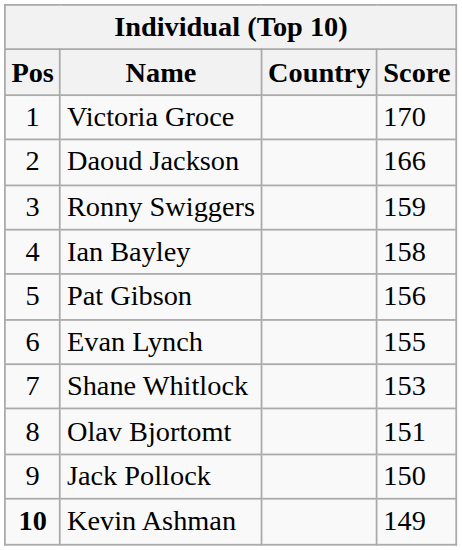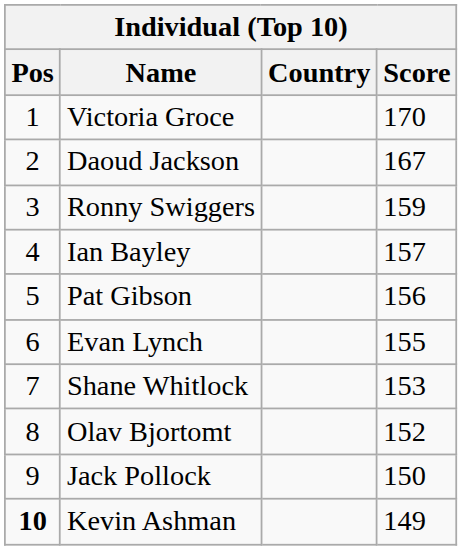(405, 161) 166 -> (405, 161) 167
(405, 251) 158 -> (405, 251) 157
(405, 431) 151 -> (405, 431) 152
